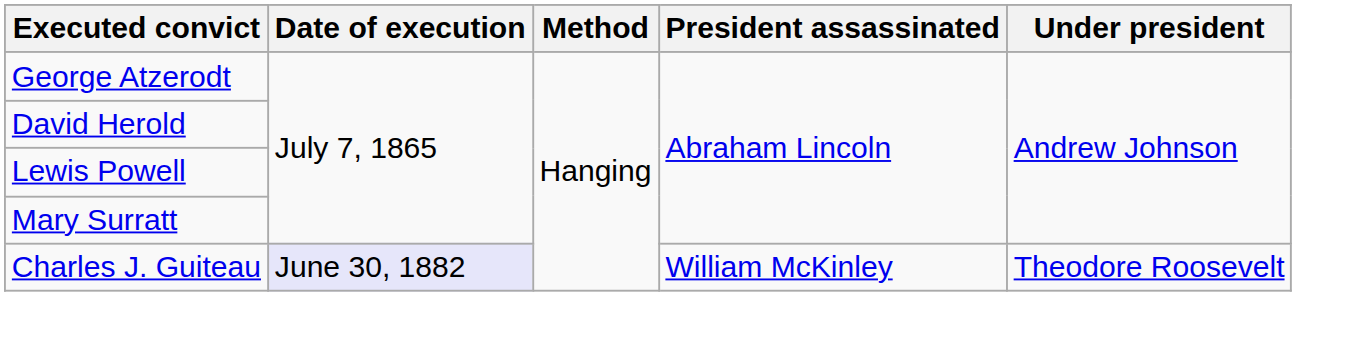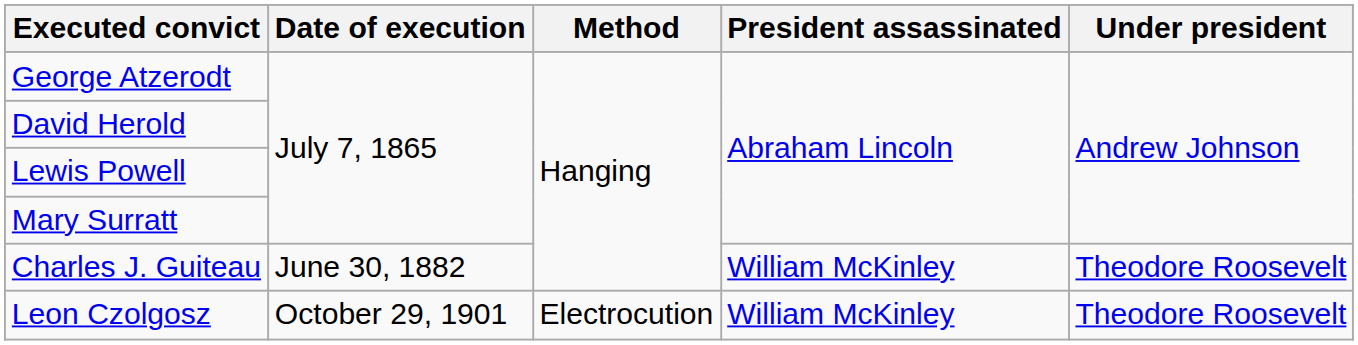(370, 266) lavender background -> (370, 266) no background
+ row: (111, 314)
